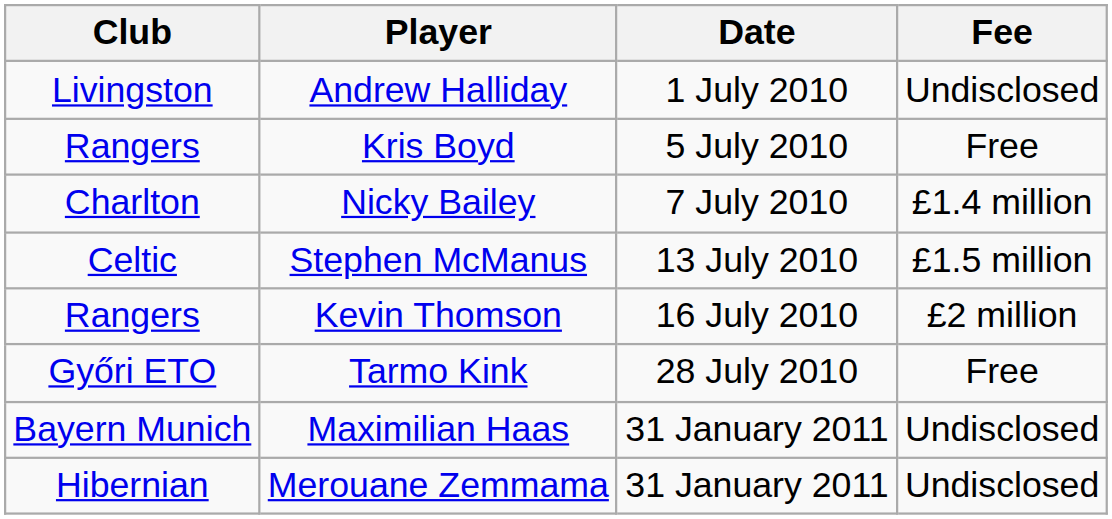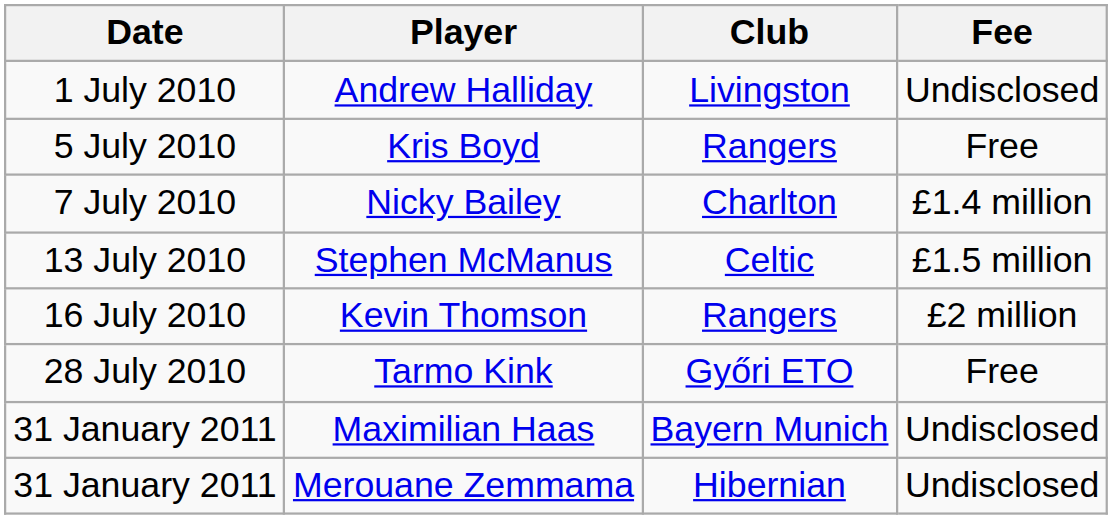columns swapped: (757, 32) <-> (132, 32)
